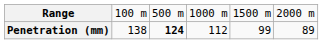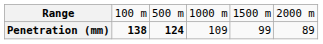(137, 30) normal -> (137, 30) bold
(218, 30) 112 -> (218, 30) 109
